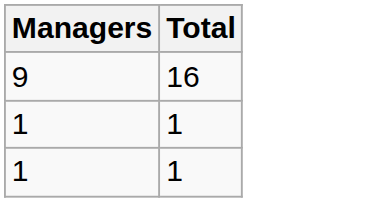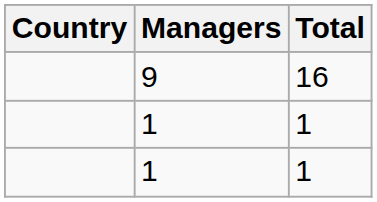+ column: (70, 28)
